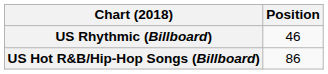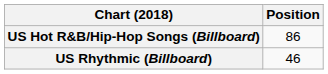rows swapped: (134, 58) <-> (134, 36)
